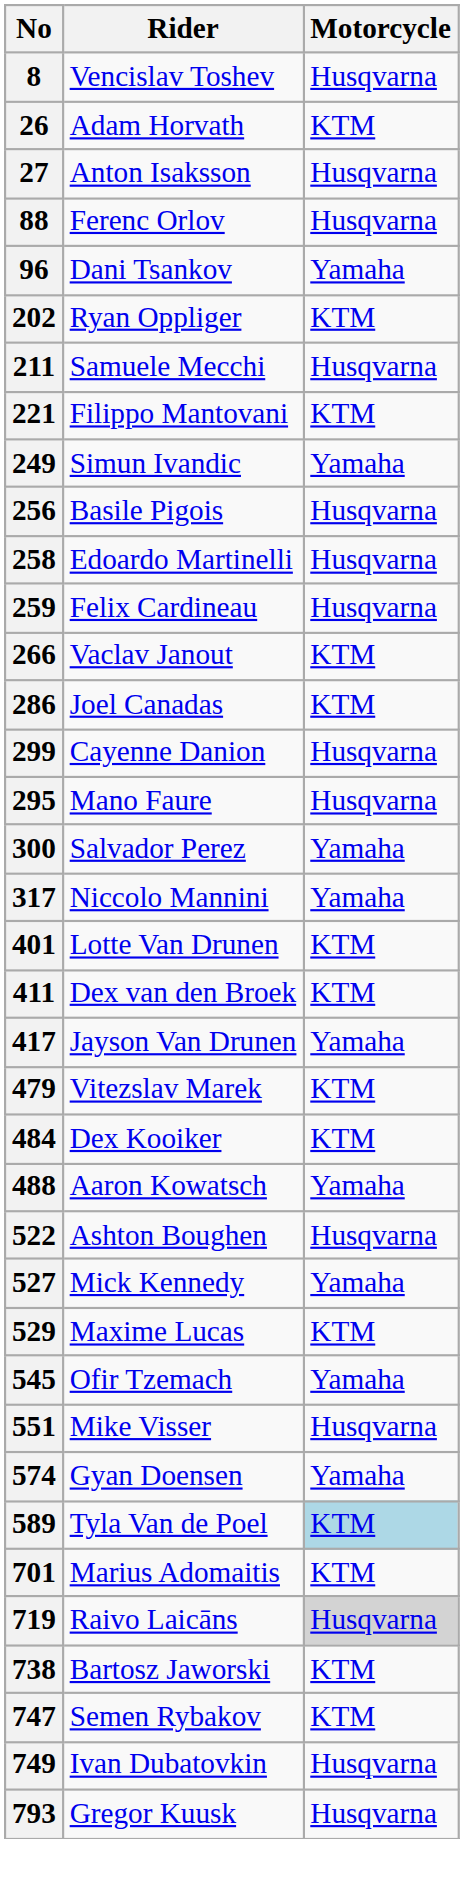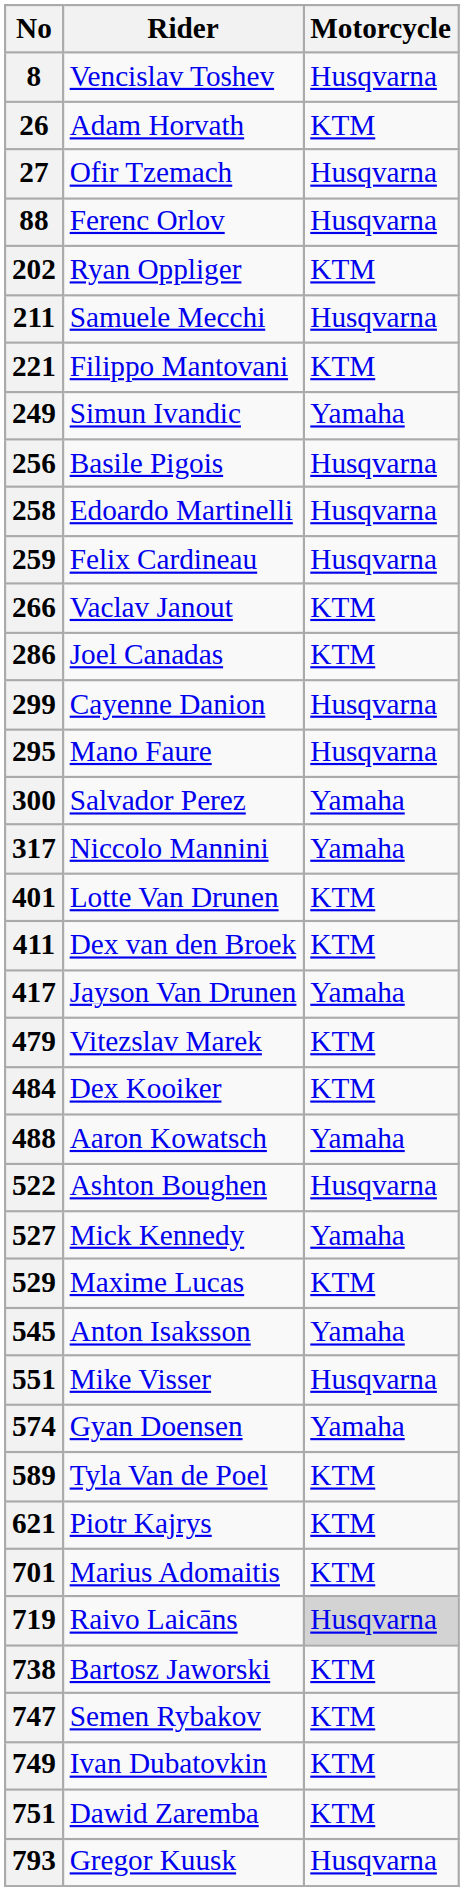(160, 172) Anton Isaksson -> (151, 172) Ofir Tzemach
- row: (34, 269)
(151, 1378) Ofir Tzemach -> (160, 1330) Anton Isaksson
(343, 1523) lightblue background -> (343, 1475) no background
+ row: (34, 1523)
(374, 1764) Husqvarna -> (343, 1764) KTM
+ row: (34, 1813)
